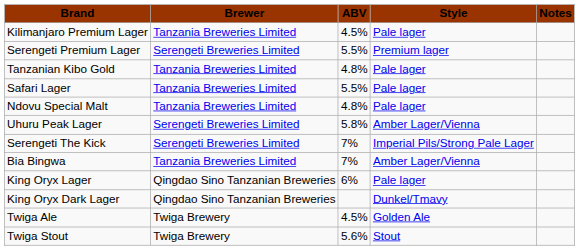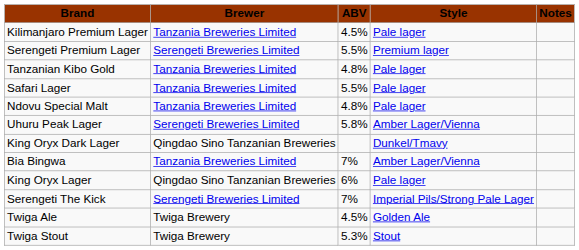rows swapped: (56, 143) <-> (63, 198)
(354, 236) 5.6% -> (354, 236) 5.3%
